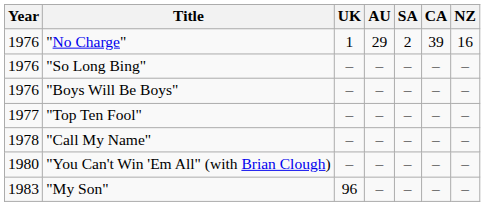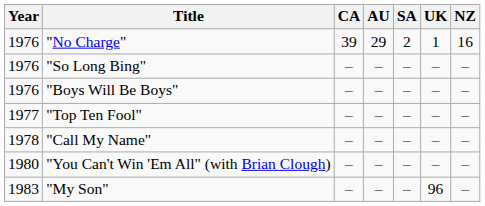columns swapped: (349, 16) <-> (436, 16)
